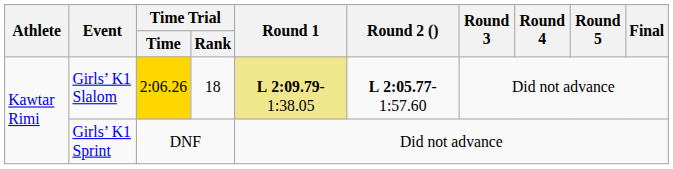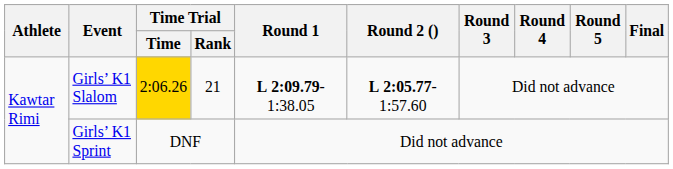(213, 88) 18 -> (213, 88) 21
(291, 97) khaki background -> (291, 97) no background
